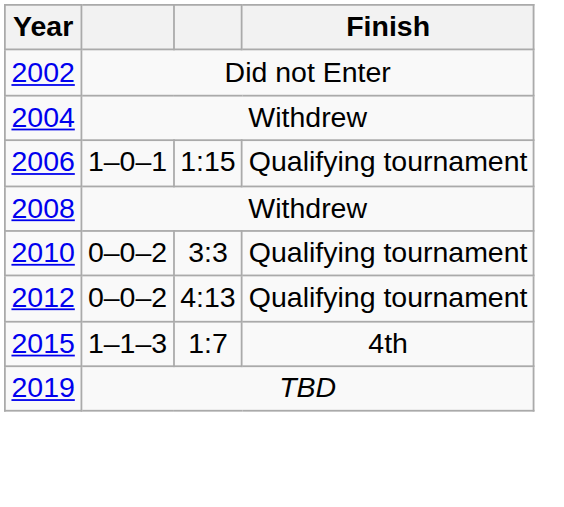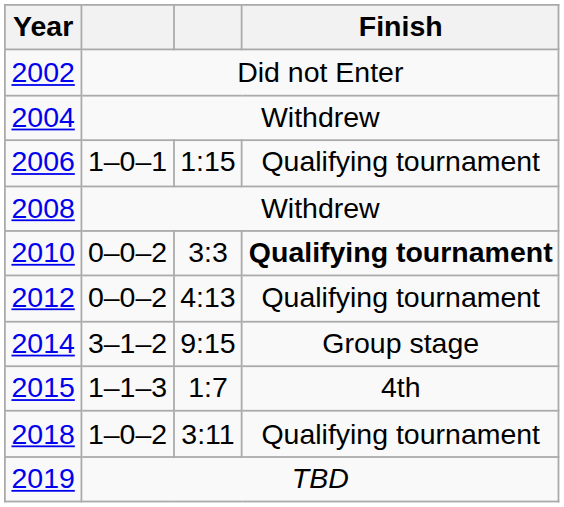(388, 252) normal -> (401, 252) bold
+ row: (43, 343)
+ row: (43, 433)
